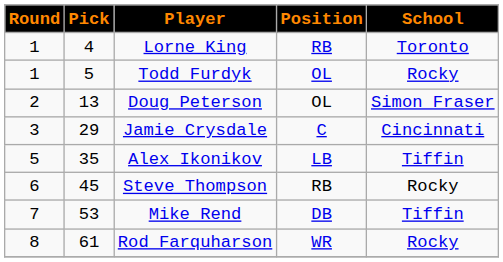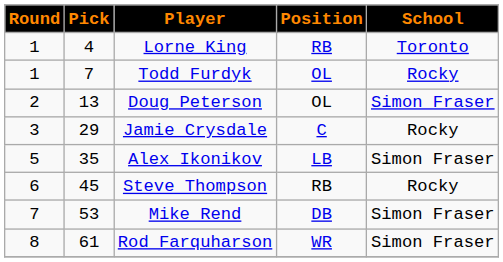(89, 75) 5 -> (89, 75) 7
(433, 131) Cincinnati -> (433, 131) Rocky
(433, 158) Tiffin -> (433, 158) Simon Fraser
(433, 214) Tiffin -> (433, 214) Simon Fraser
(433, 242) Rocky -> (433, 242) Simon Fraser
